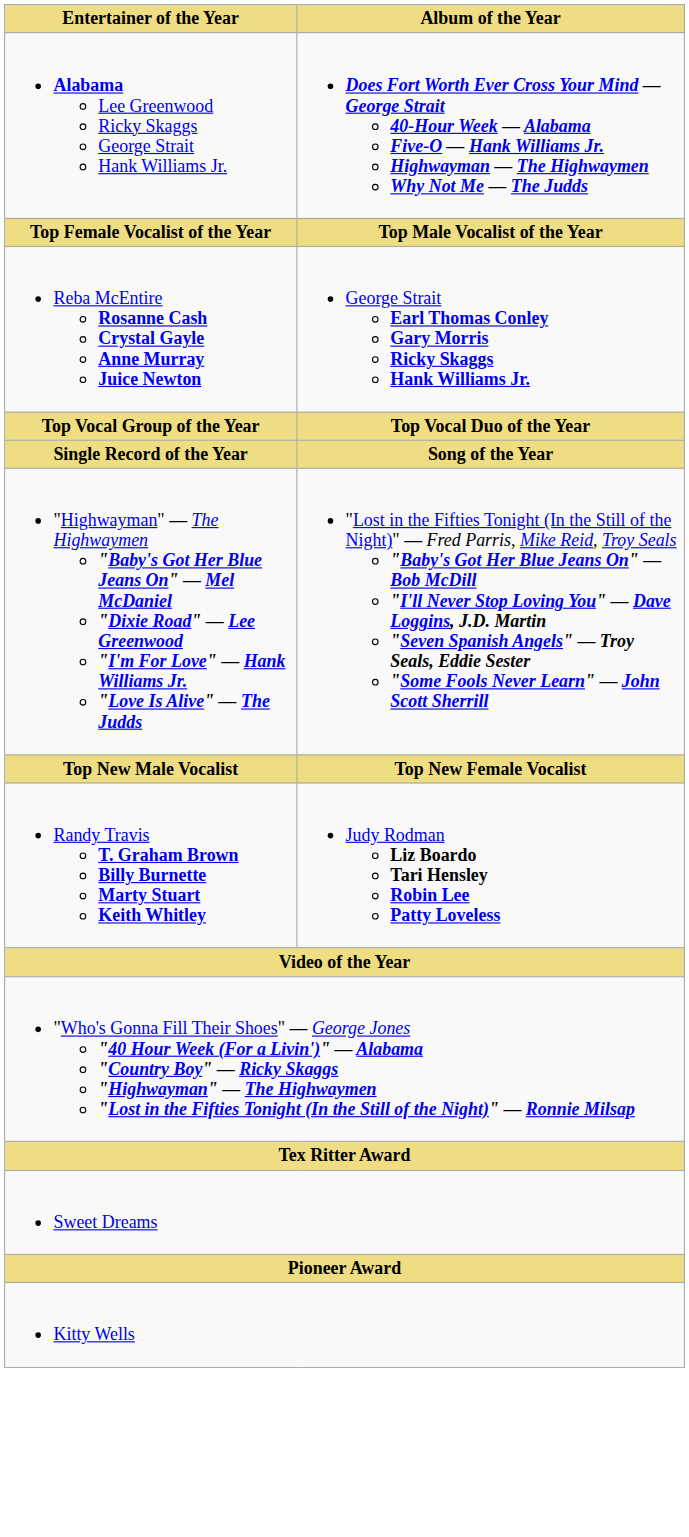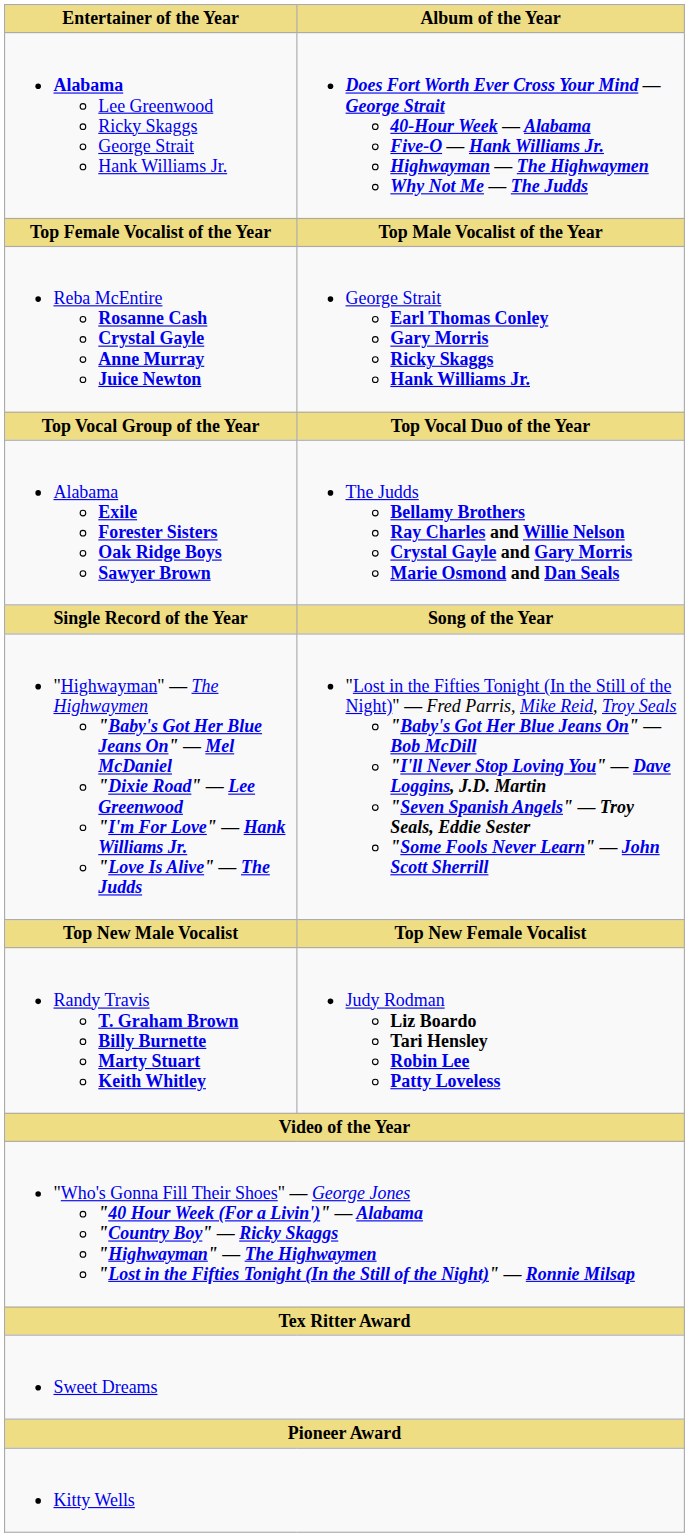+ row: (151, 533)
